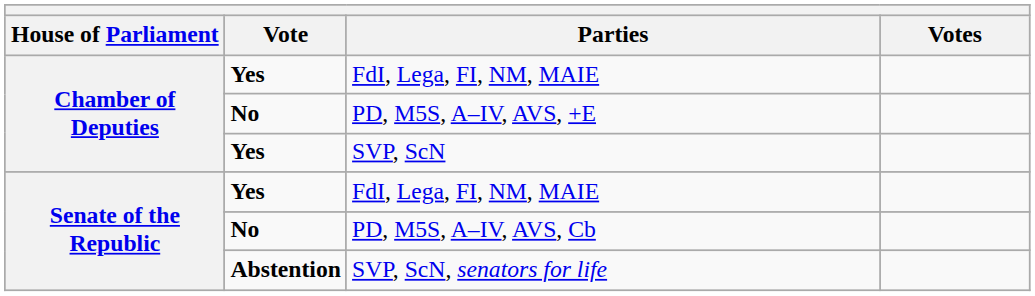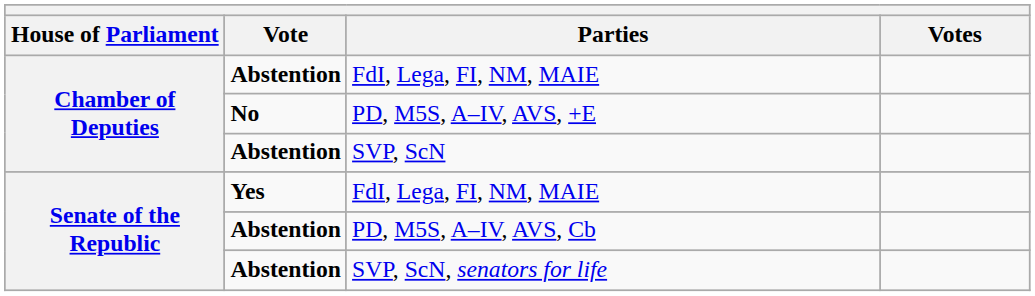(248, 73) Yes -> (286, 73) Abstention
(248, 151) Yes -> (286, 151) Abstention
(245, 230) No -> (286, 230) Abstention
